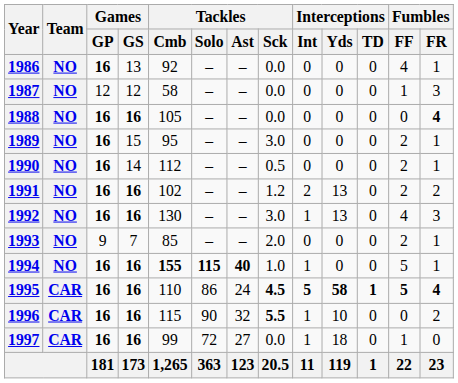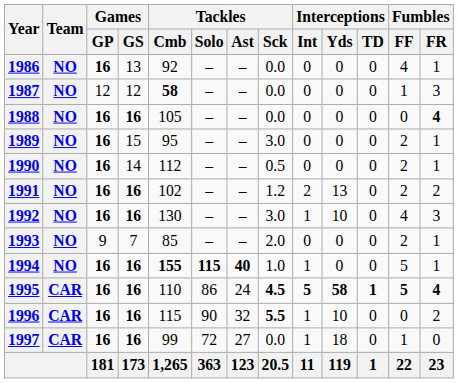(170, 91) normal -> (170, 91) bold
(340, 215) 13 -> (340, 215) 10
